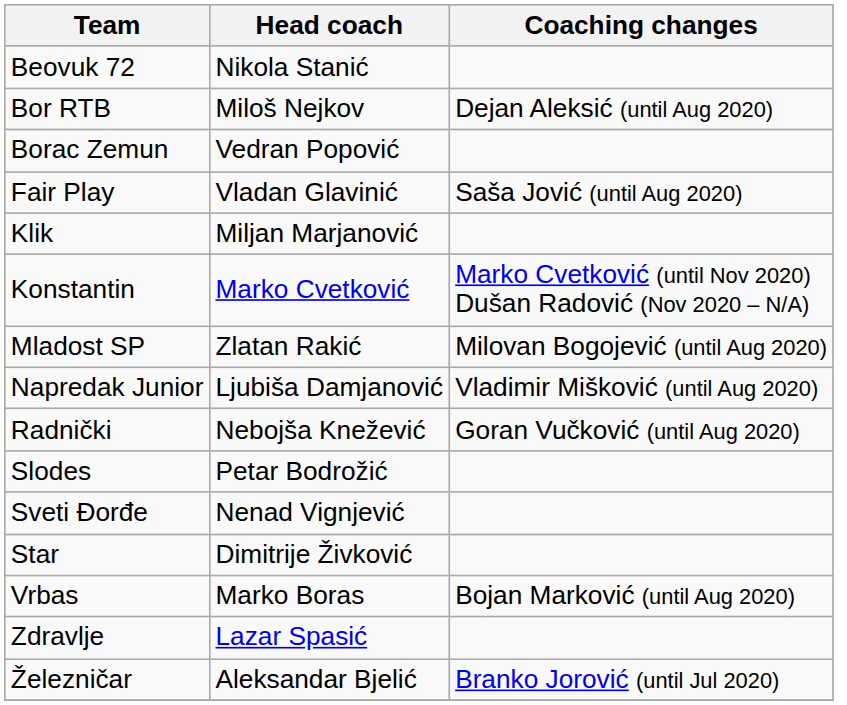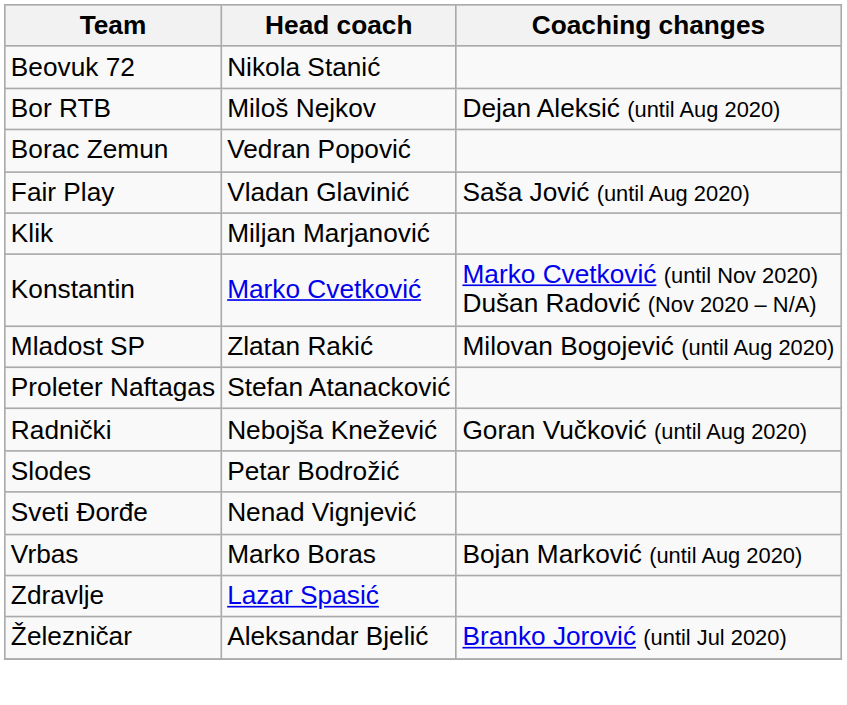- row: (107, 387)
+ row: (113, 387)
- row: (35, 554)
